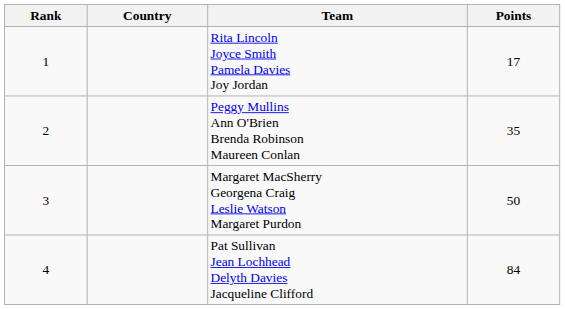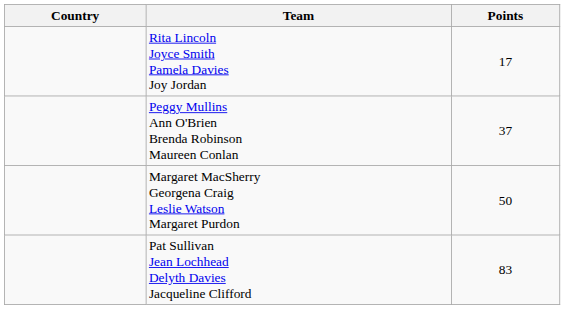- column: (46, 15)
(513, 131) 35 -> (505, 131) 37
(513, 270) 84 -> (505, 270) 83
